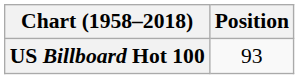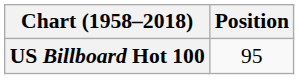(252, 55) 93 -> (252, 55) 95
